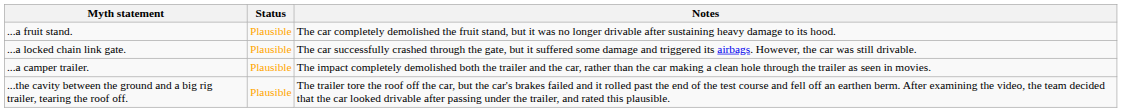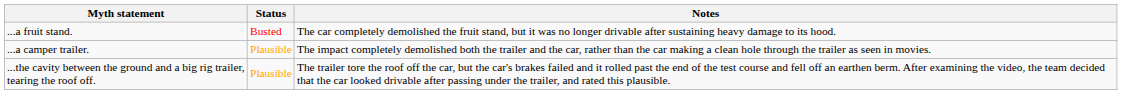(271, 31) Plausible -> (266, 31) Busted
- row: (67, 49)
